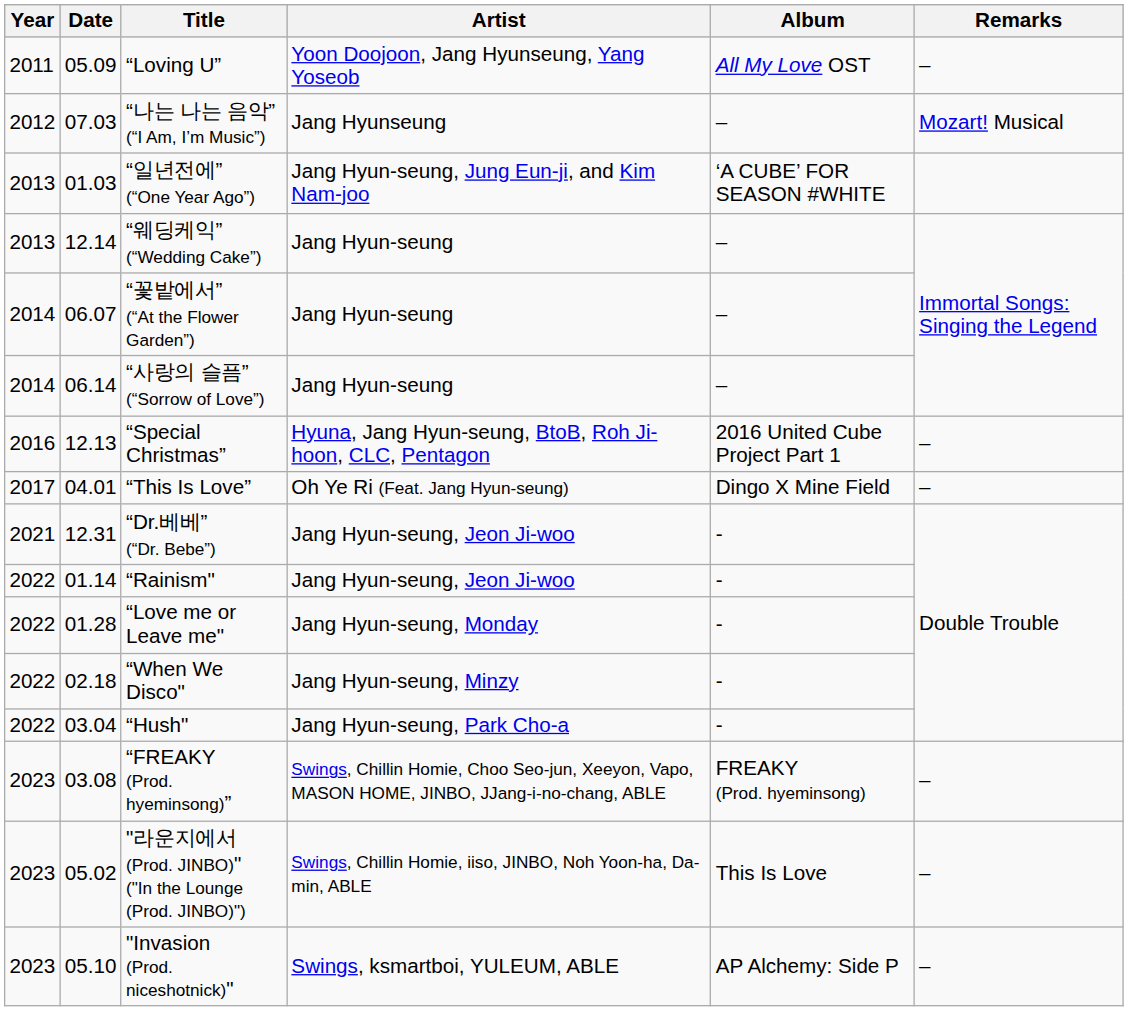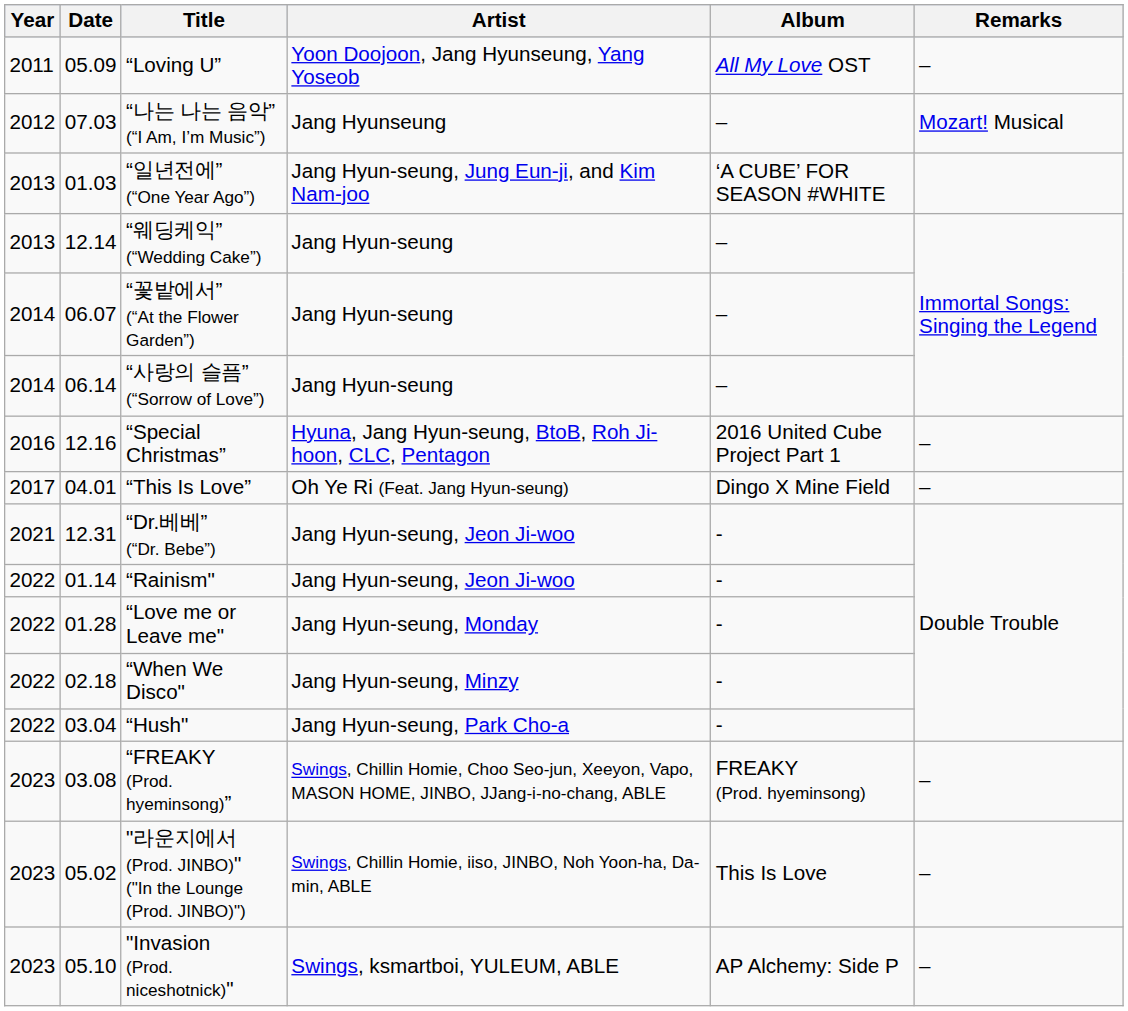(91, 443) 12.13 -> (91, 443) 12.16
